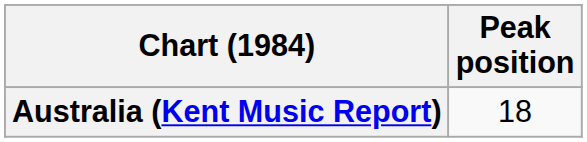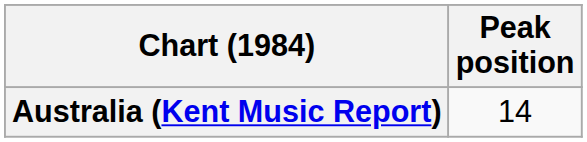(515, 111) 18 -> (515, 111) 14
